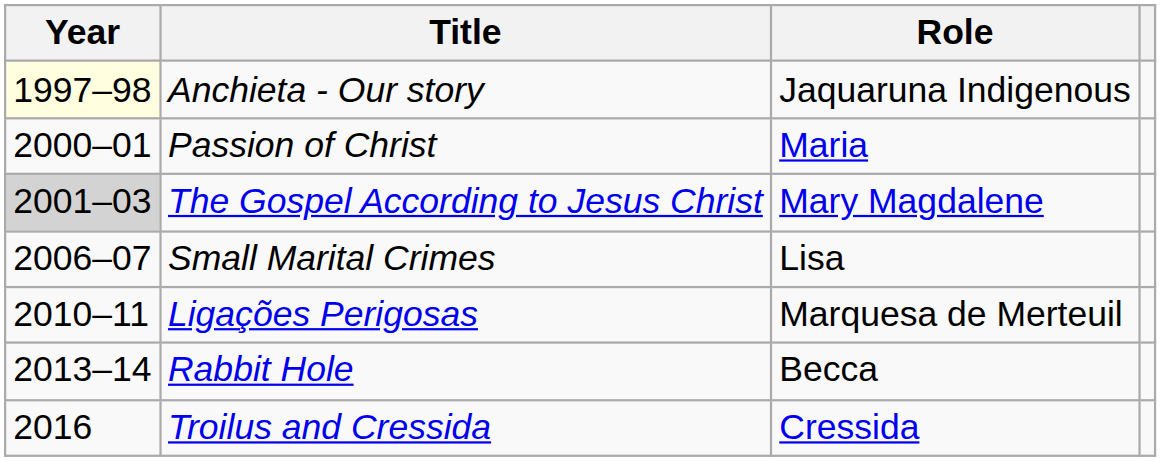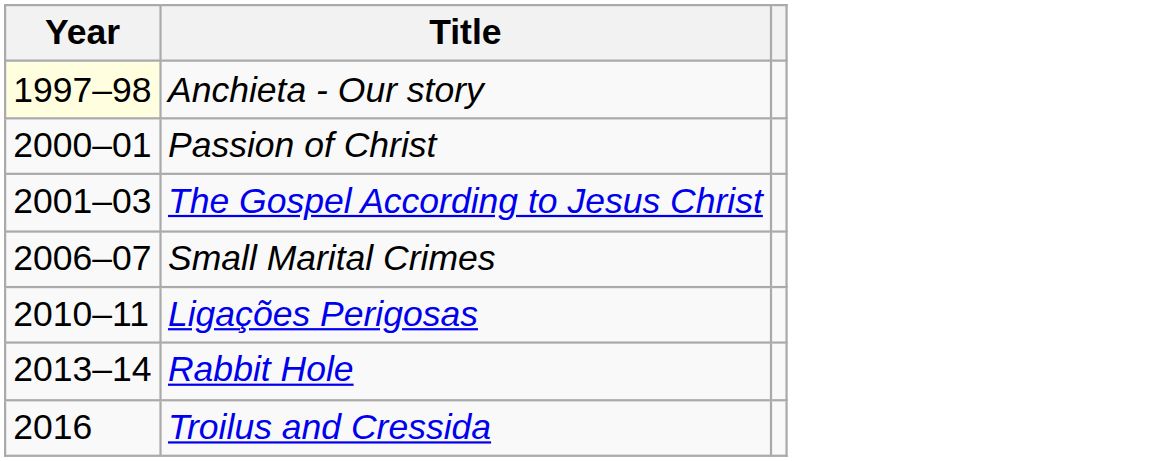- column: (955, 32)
(82, 201) lightgrey background -> (82, 201) no background
